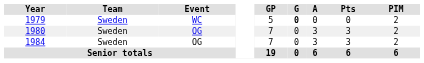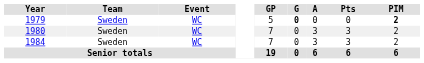(396, 20) normal -> (396, 20) bold
(197, 31) OG -> (197, 31) WC
(197, 42) OG -> (197, 42) WC
